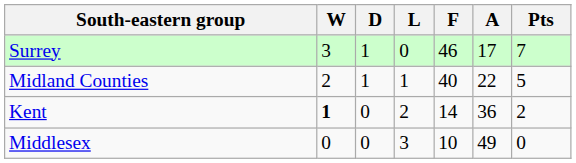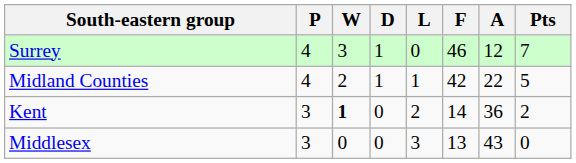+ column: (315, 19)
(487, 50) 17 -> (493, 50) 12
(448, 81) 40 -> (457, 81) 42
(448, 142) 10 -> (457, 142) 13
(487, 142) 49 -> (493, 142) 43
